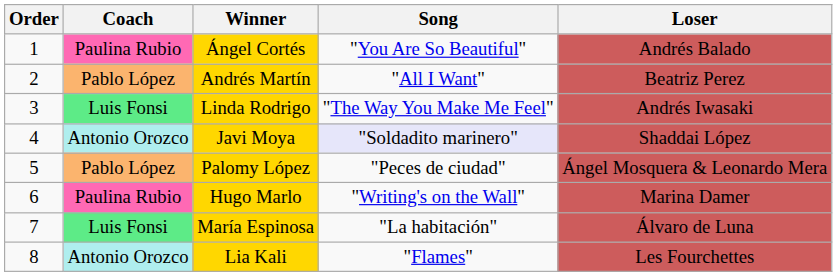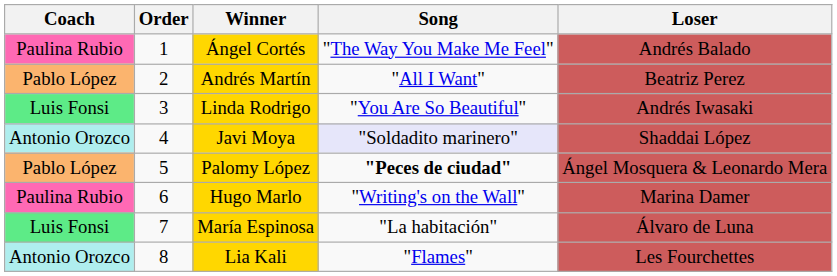columns swapped: (34, 19) <-> (128, 19)
(438, 49) "You Are So Beautiful" -> (438, 49) "The Way You Make Me Feel"
(438, 108) "The Way You Make Me Feel" -> (438, 108) "You Are So Beautiful"
(438, 167) normal -> (438, 167) bold
